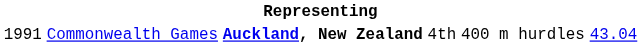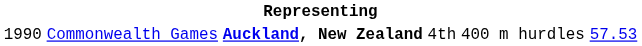(23, 35) 1991 -> (23, 35) 1990
(613, 35) 43.04 -> (613, 35) 57.53
